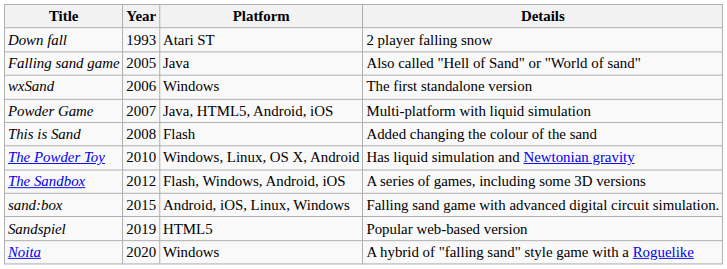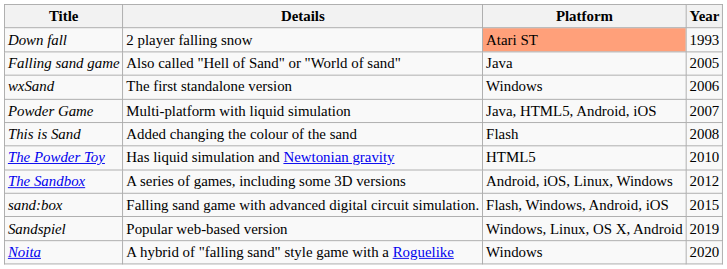columns swapped: (141, 16) <-> (543, 16)
(189, 39) no background -> (512, 39) lightsalmon background
(261, 157) Windows, Linux, OS X, Android -> (511, 157) HTML5
(254, 181) Flash, Windows, Android, iOS -> (580, 181) Android, iOS, Linux, Windows
(256, 205) Android, iOS, Linux, Windows -> (577, 205) Flash, Windows, Android, iOS
(188, 228) HTML5 -> (584, 228) Windows, Linux, OS X, Android
